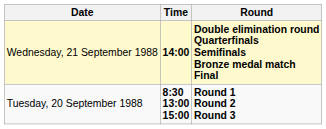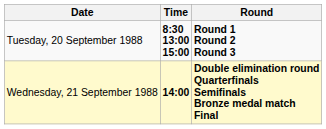rows swapped: (75, 104) <-> (82, 52)
